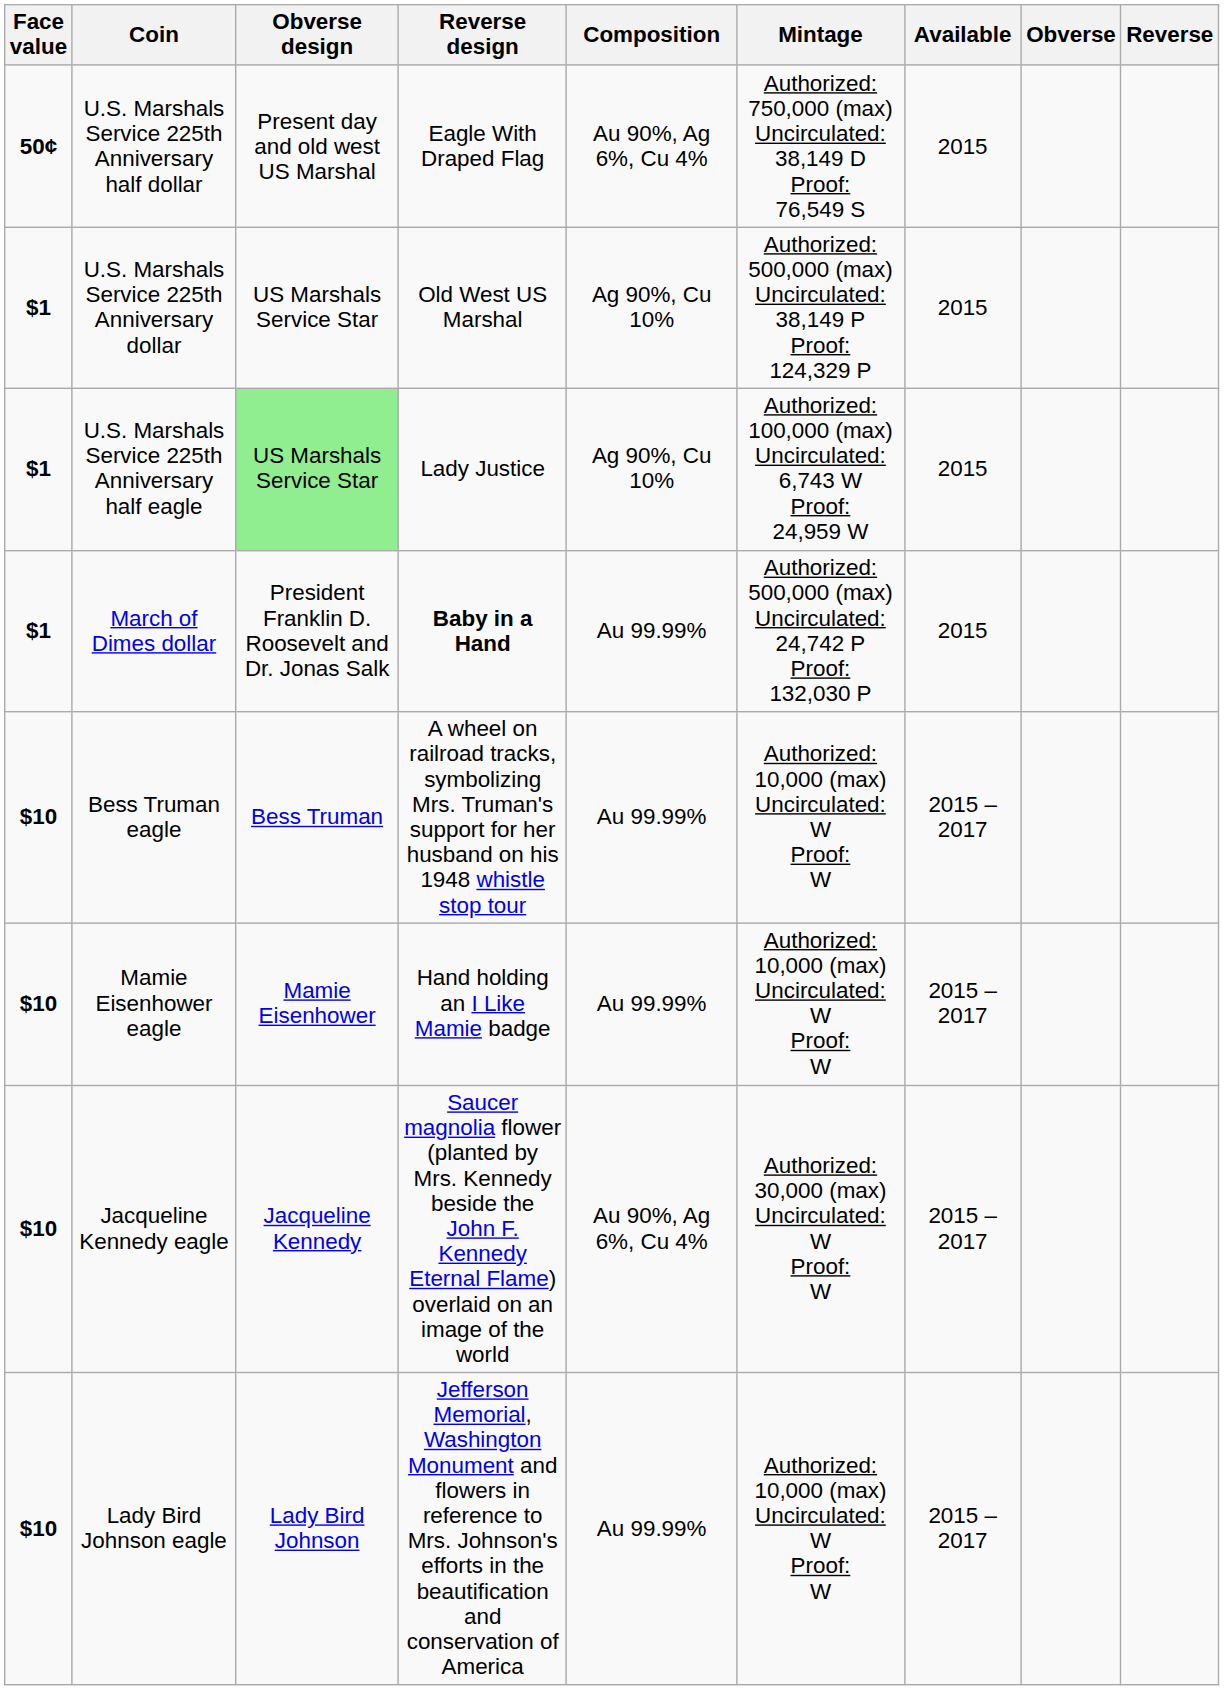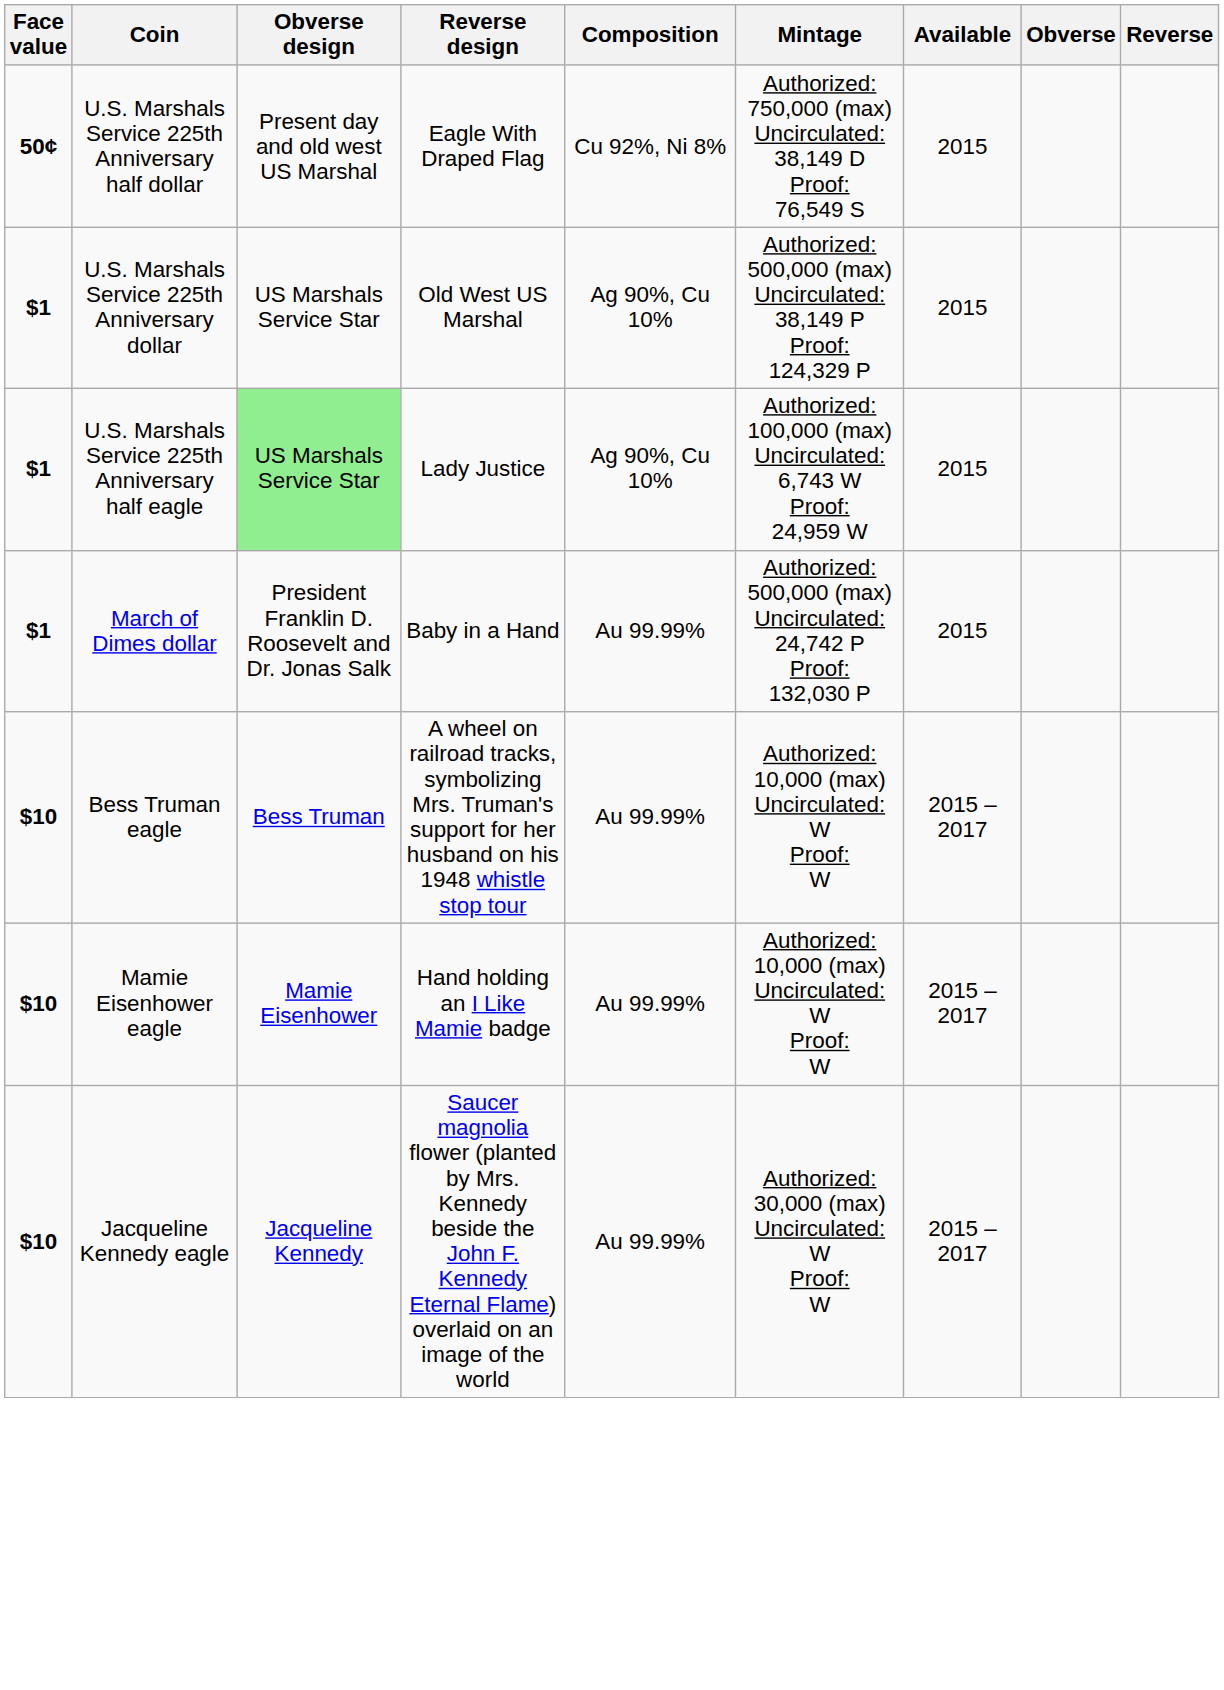(652, 145) Au 90%, Ag 6%, Cu 4% -> (650, 145) Cu 92%, Ni 8%
(483, 630) bold -> (483, 630) normal
(652, 1228) Au 90%, Ag 6%, Cu 4% -> (650, 1241) Au 99.99%
- row: (154, 1528)
